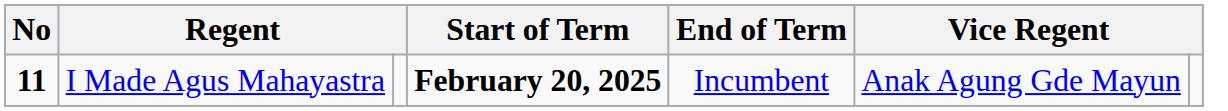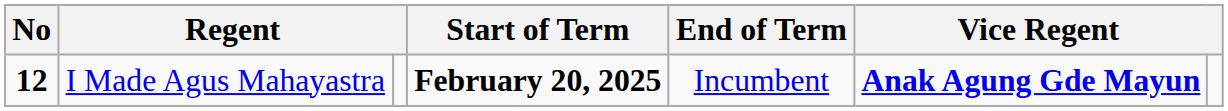(32, 79) 11 -> (32, 79) 12
(1021, 79) normal -> (1031, 79) bold
